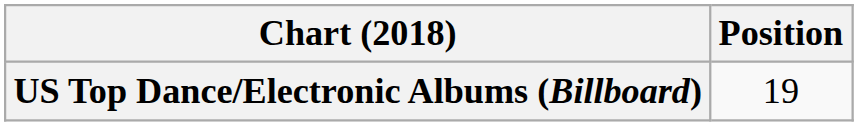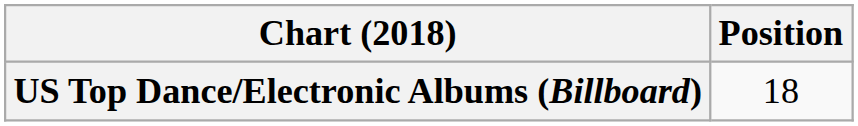(781, 90) 19 -> (781, 90) 18
